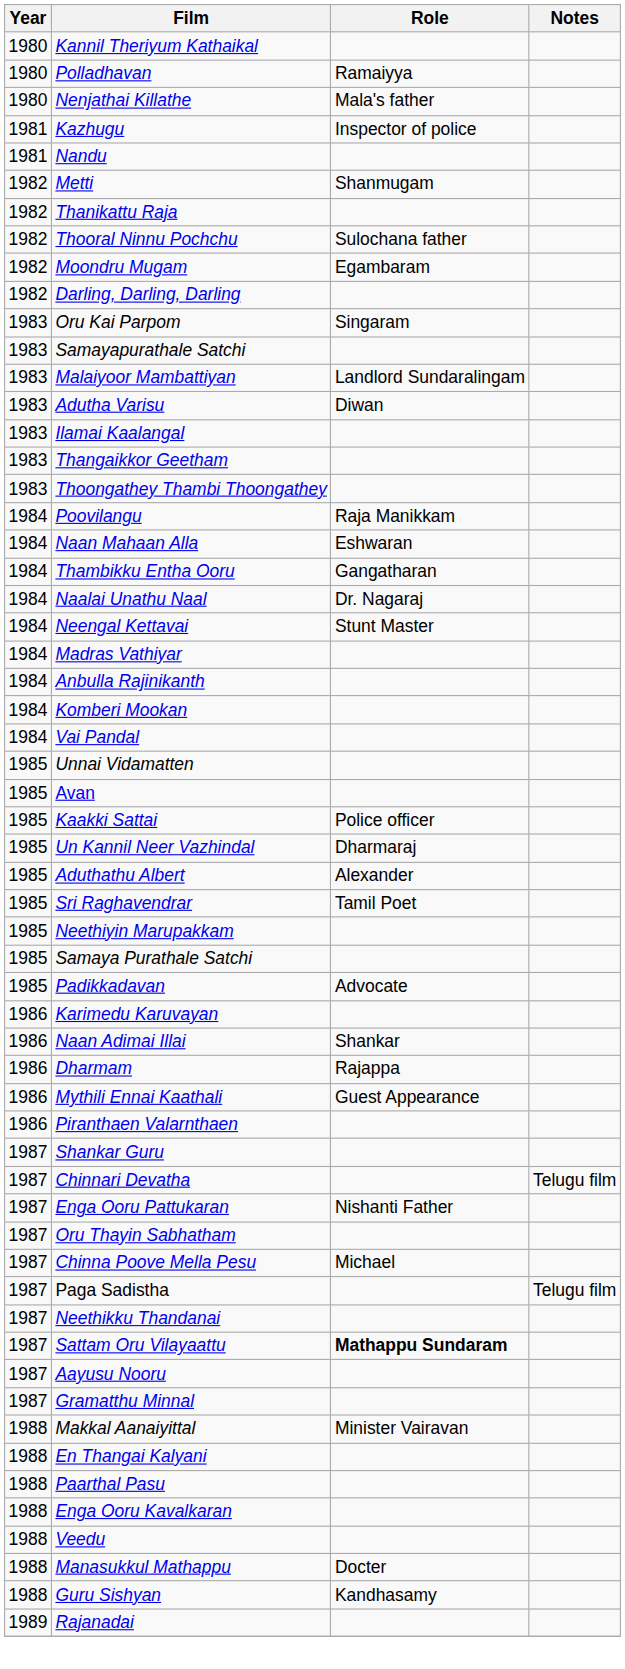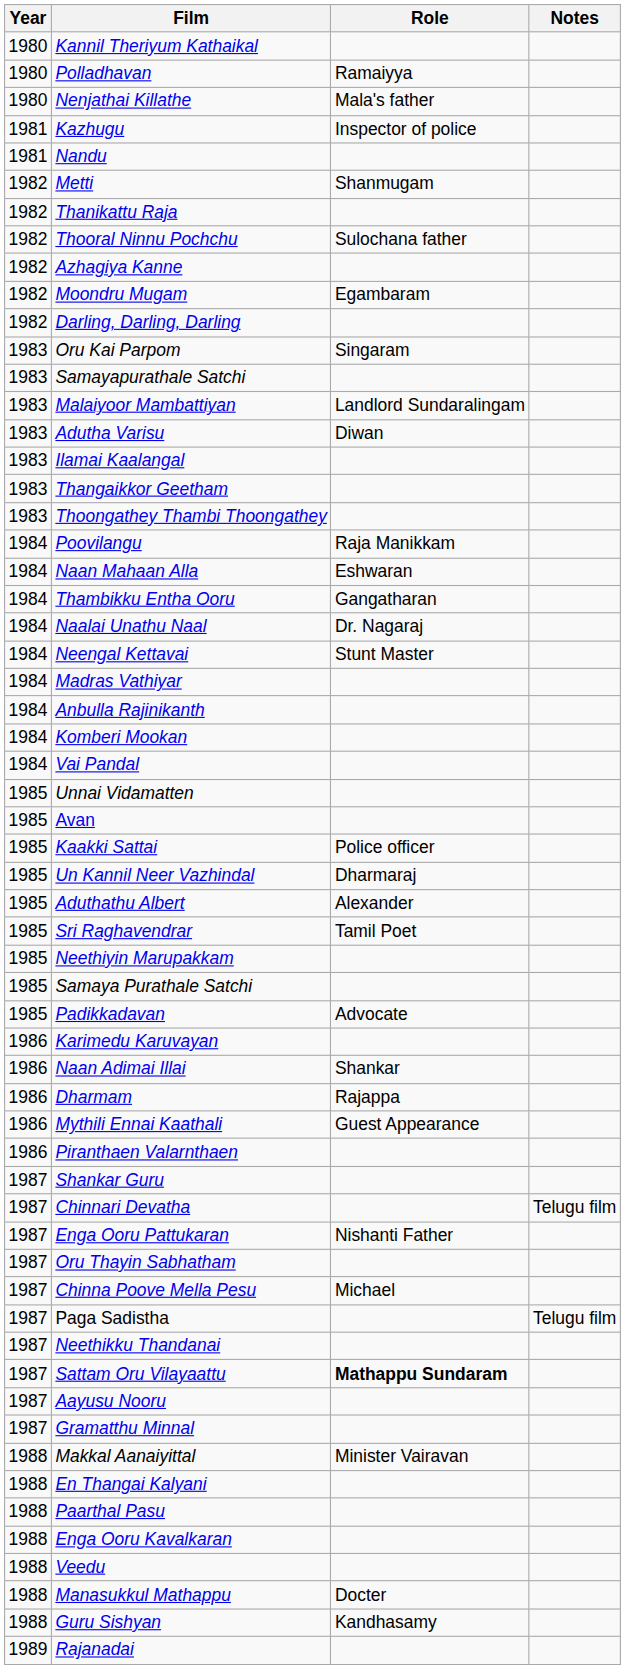+ row: (119, 267)
